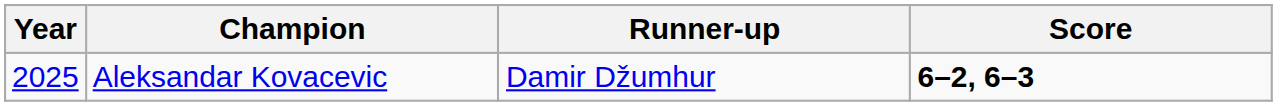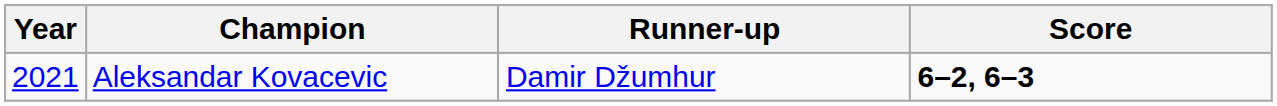(45, 76) 2025 -> (45, 76) 2021
